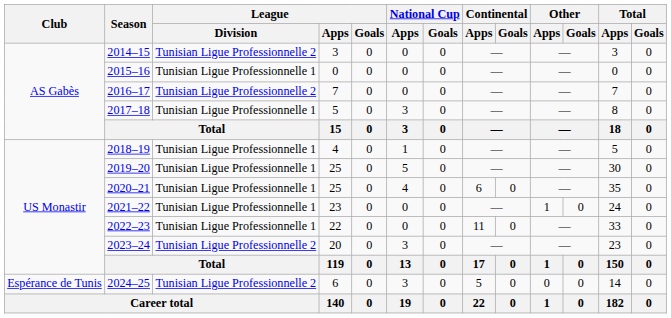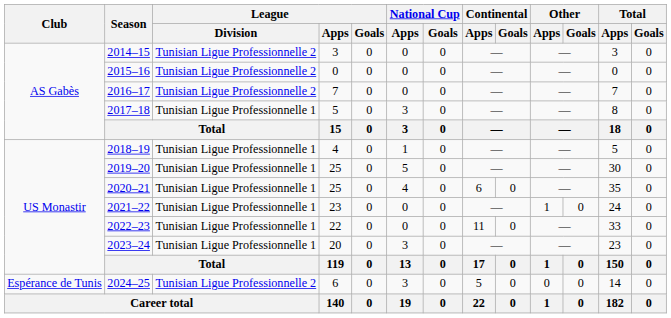(236, 71) Tunisian Ligue Professionnelle 1 -> (236, 71) Tunisian Ligue Professionnelle 2
(236, 245) Tunisian Ligue Professionnelle 2 -> (236, 245) Tunisian Ligue Professionnelle 1
